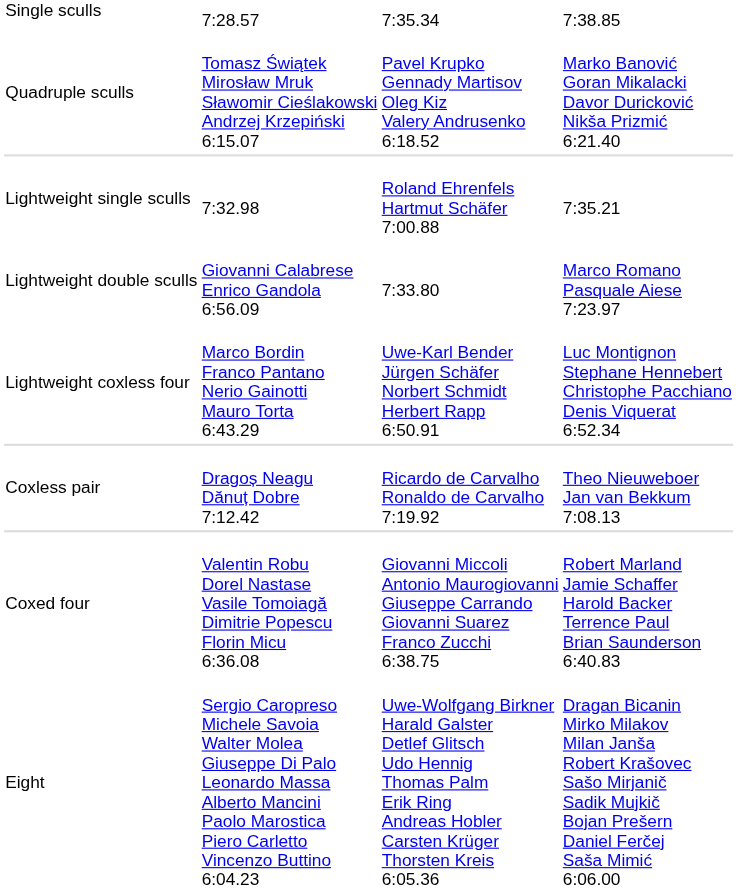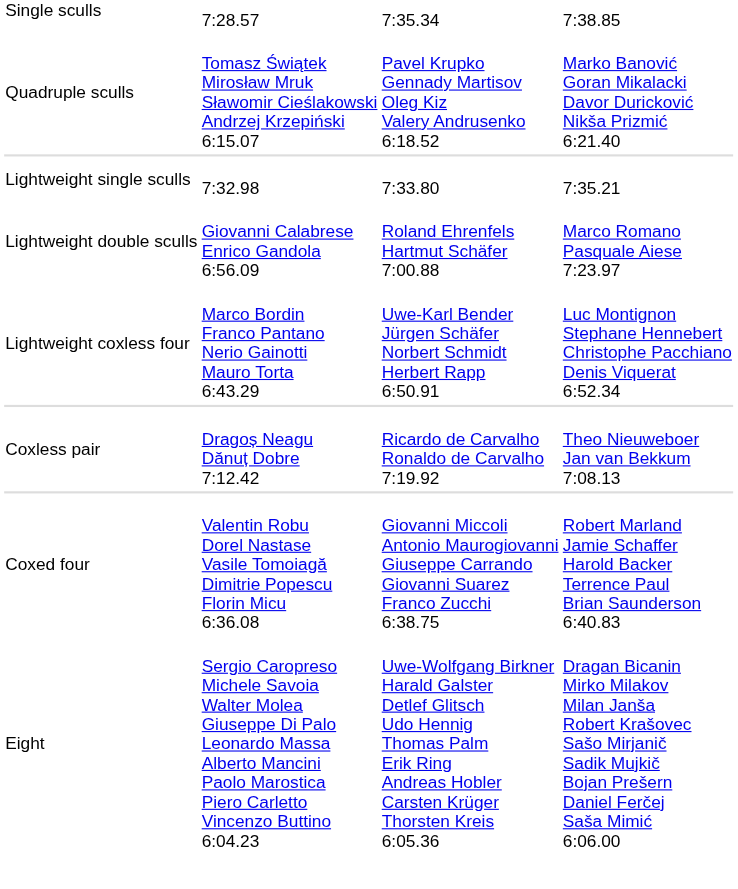(448, 208) Roland Ehrenfels Hartmut Schäfer 7:00.88 -> (411, 188) 7:33.80
(411, 290) 7:33.80 -> (448, 251) Roland Ehrenfels Hartmut Schäfer 7:00.88
